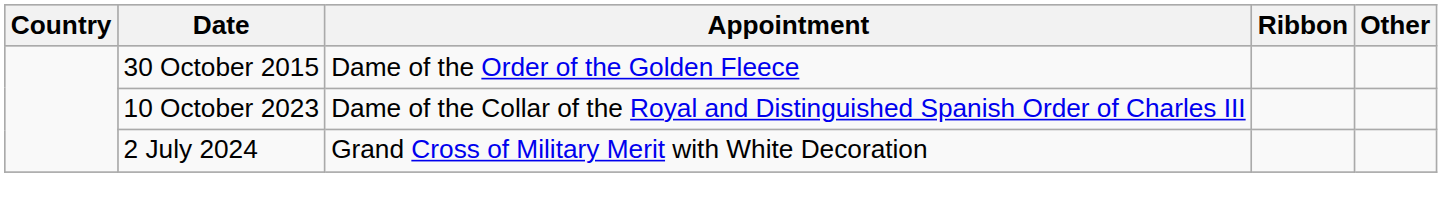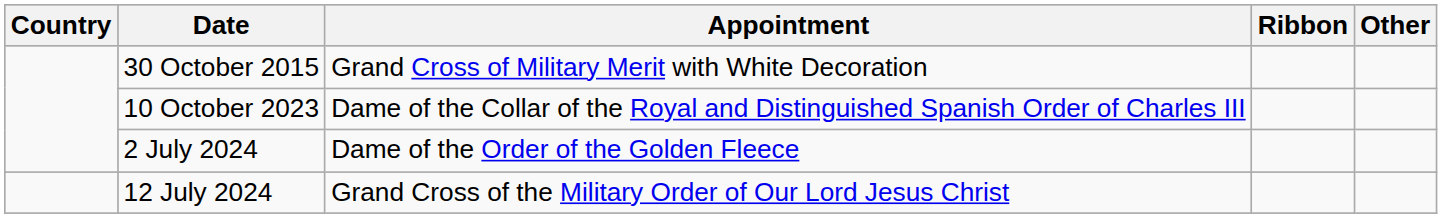(565, 66) Dame of the Order of the Golden Fleece -> (629, 66) Grand Cross of Military Merit with White Decoration
(629, 150) Grand Cross of Military Merit with White Decoration -> (565, 150) Dame of the Order of the Golden Fleece
+ row: (198, 191)
